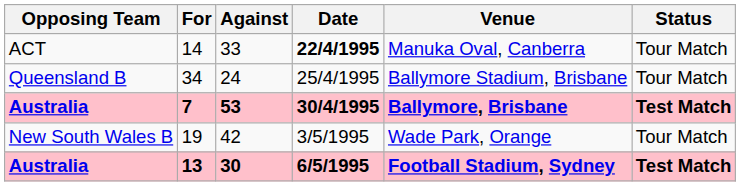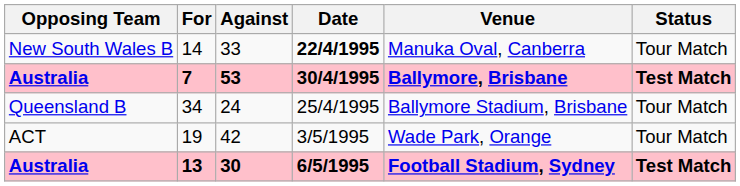(27, 48) ACT -> (91, 48) New South Wales B
rows swapped: (231, 78) <-> (231, 107)
(91, 136) New South Wales B -> (27, 136) ACT
